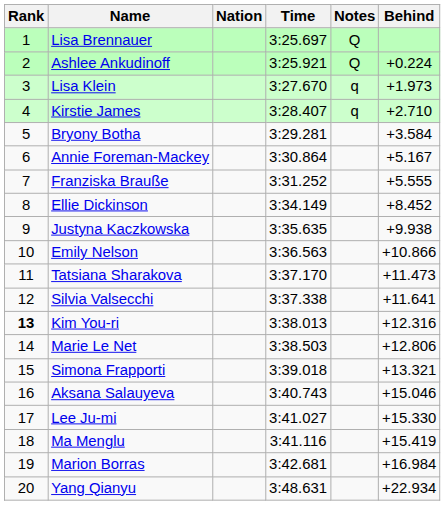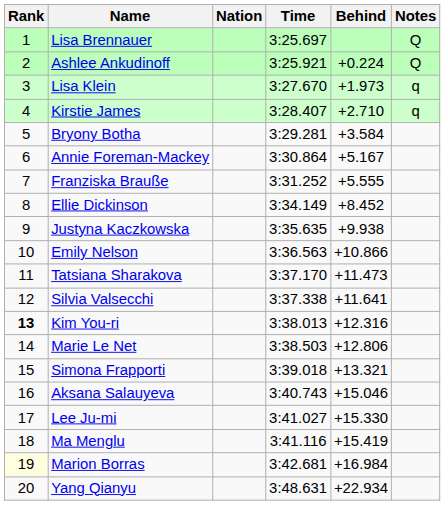columns swapped: (409, 16) <-> (355, 16)
(26, 464) no background -> (26, 464) lightyellow background
